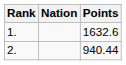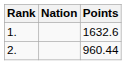(101, 50) 940.44 -> (101, 50) 960.44
